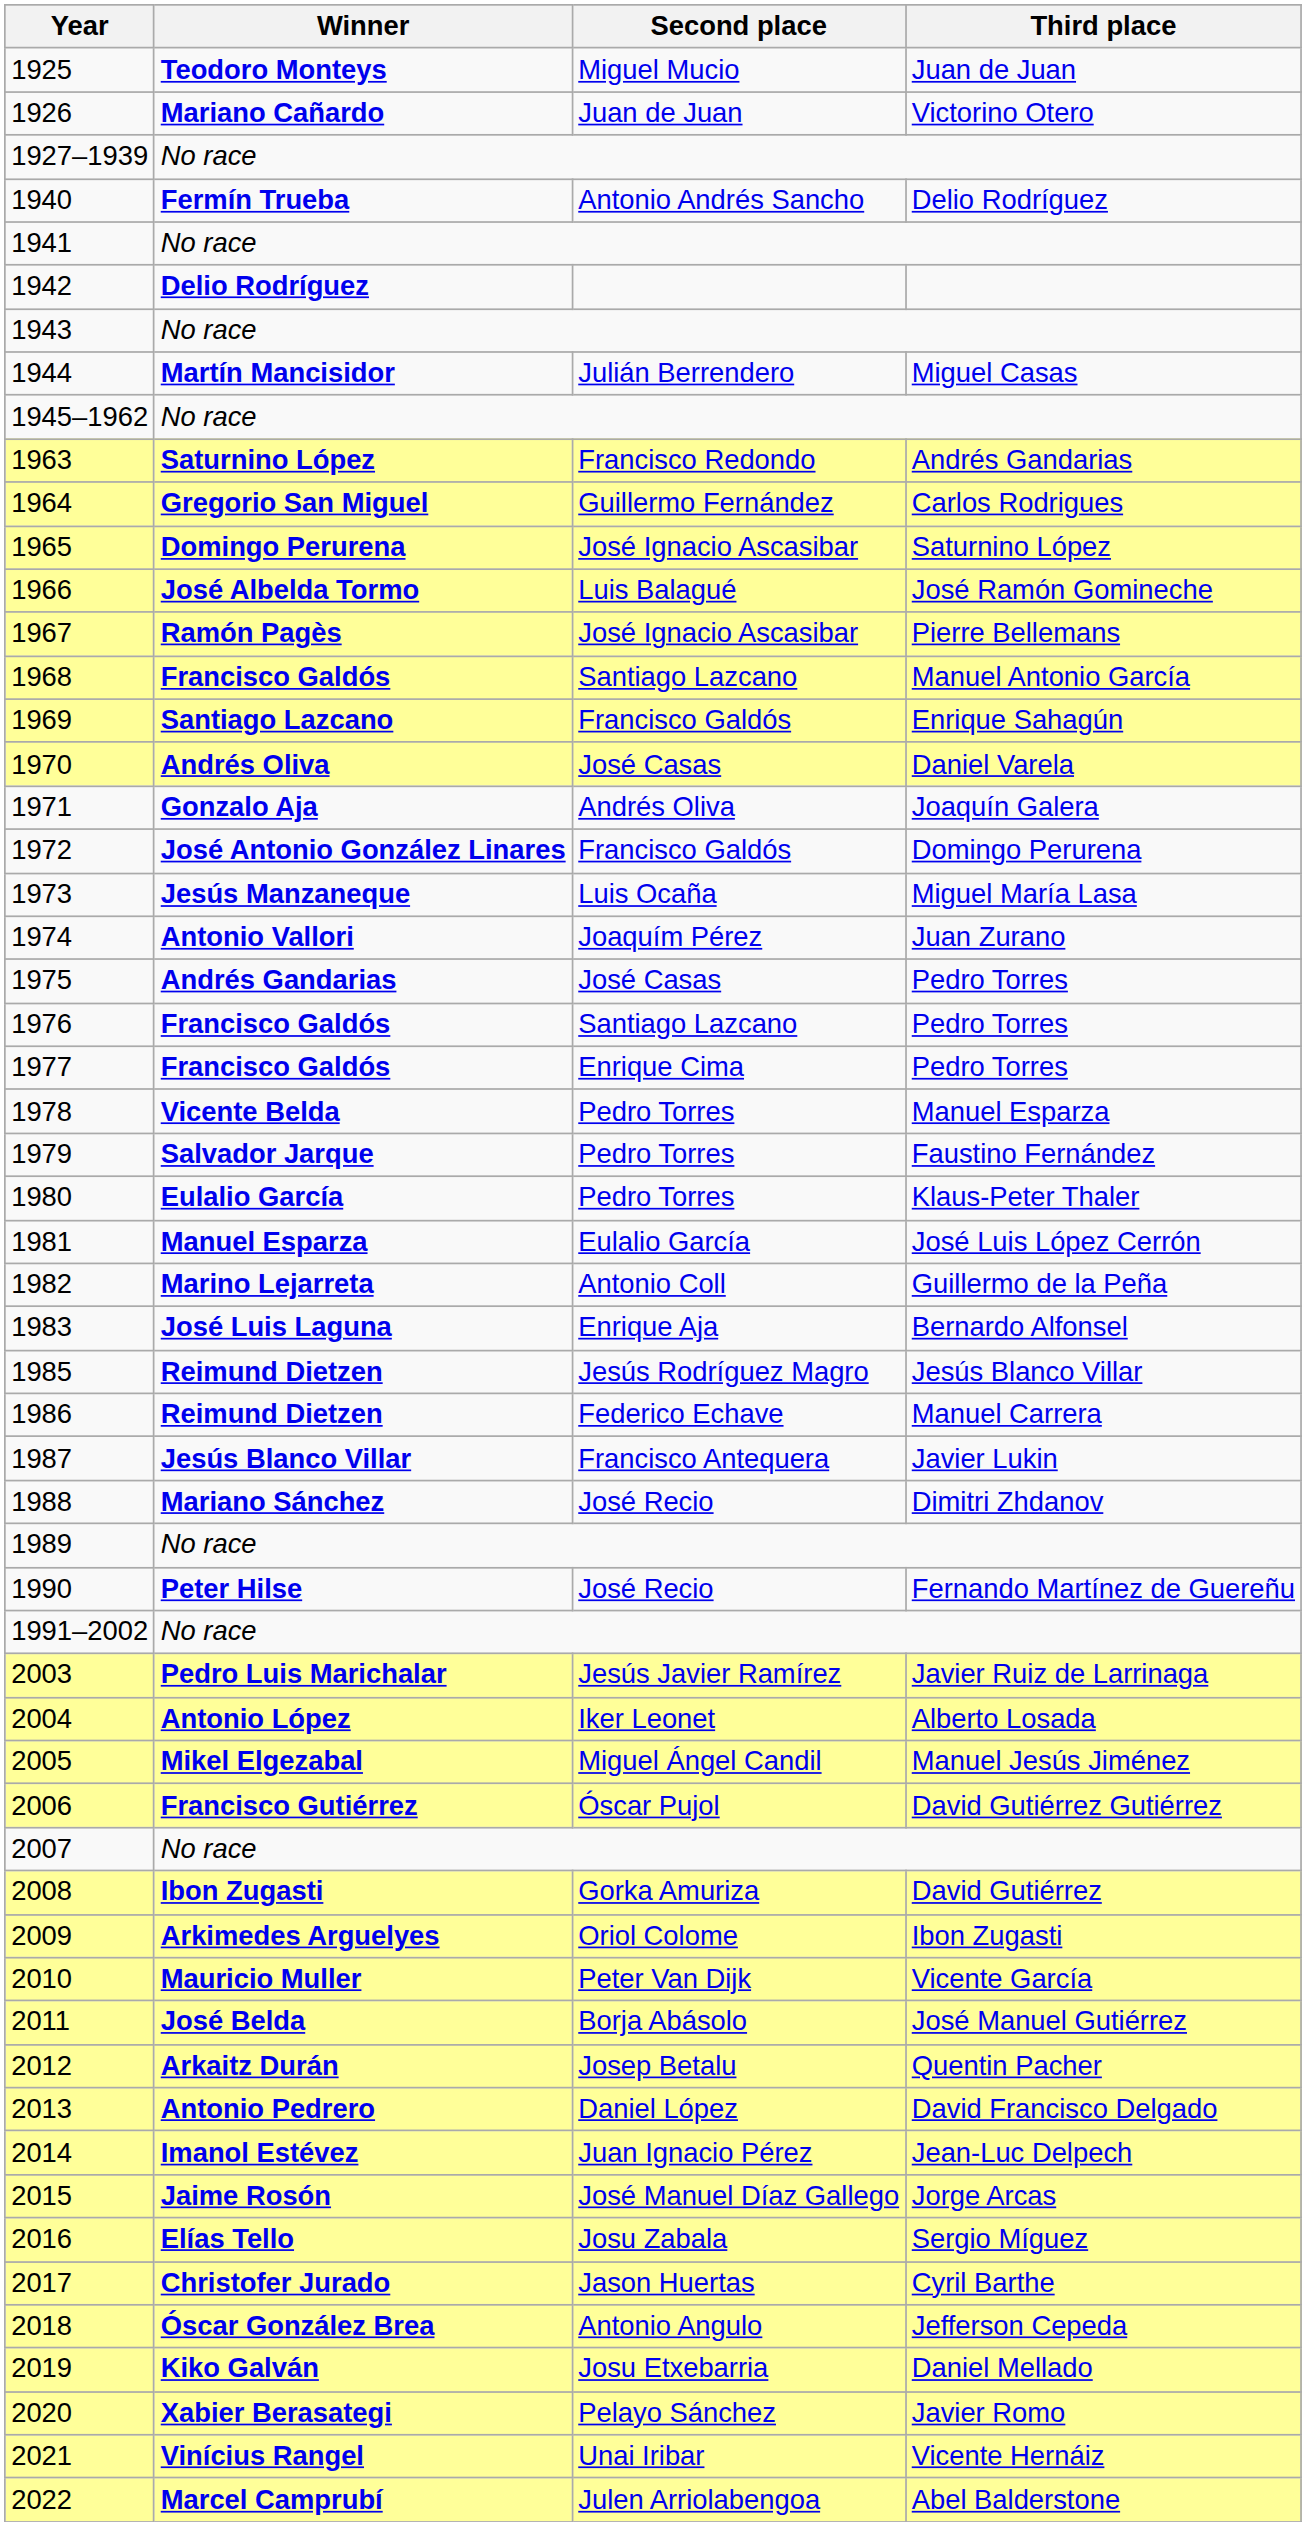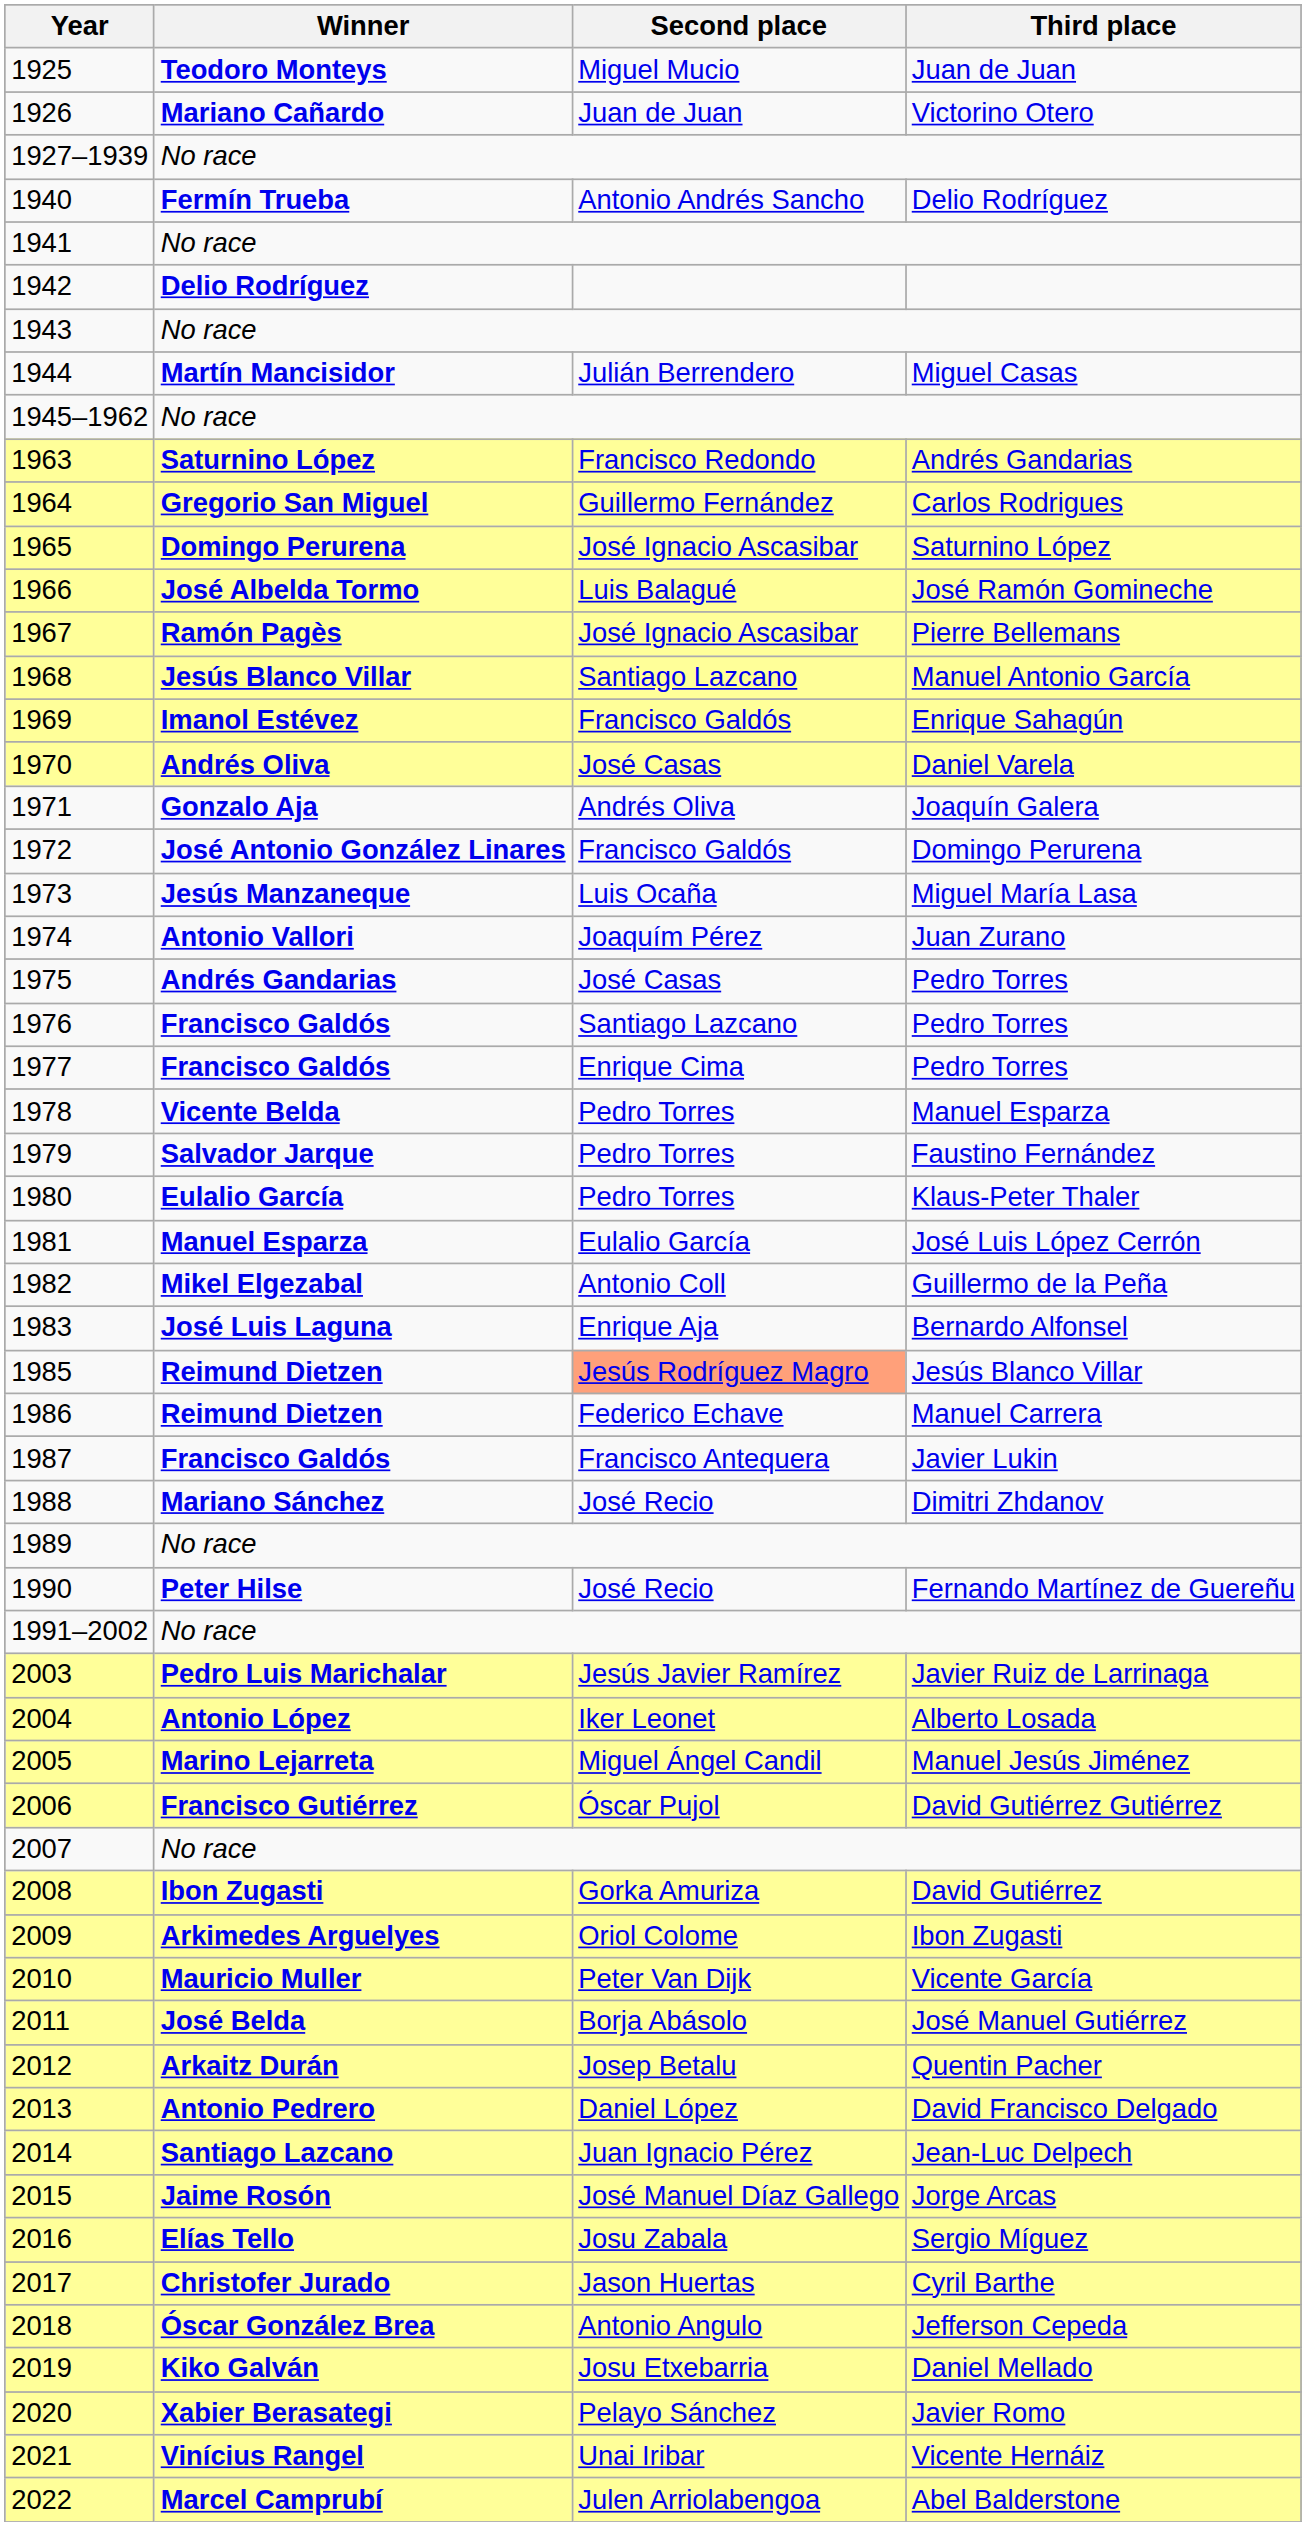(276, 677) Francisco Galdós -> (286, 677) Jesús Blanco Villar
(277, 720) Santiago Lazcano -> (260, 720) Imanol Estévez
(267, 1284) Marino Lejarreta -> (262, 1284) Mikel Elgezabal
(723, 1371) no background -> (723, 1371) lightsalmon background
(286, 1458) Jesús Blanco Villar -> (276, 1458) Francisco Galdós
(262, 1761) Mikel Elgezabal -> (267, 1761) Marino Lejarreta
(260, 2152) Imanol Estévez -> (277, 2152) Santiago Lazcano
